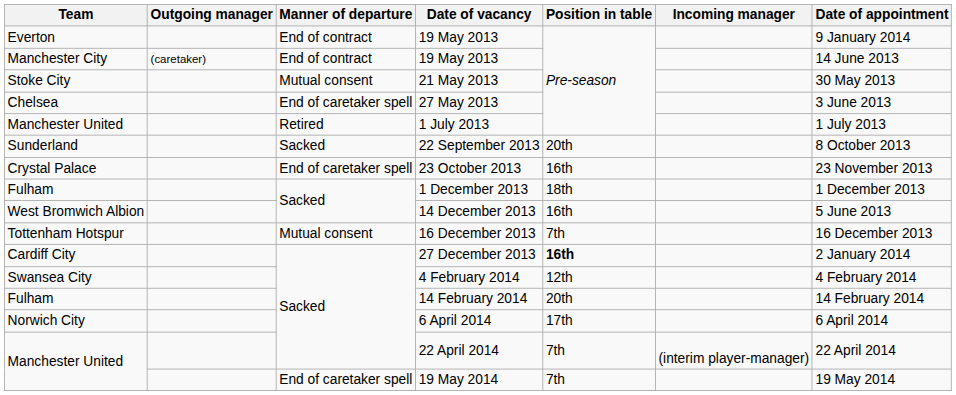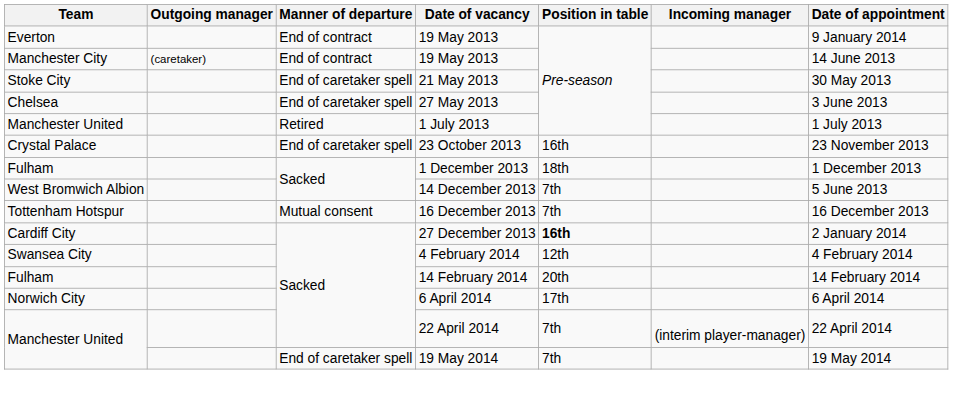(326, 80) Mutual consent -> (346, 80) End of caretaker spell
- row: (43, 146)
(559, 211) 16th -> (552, 189) 7th
